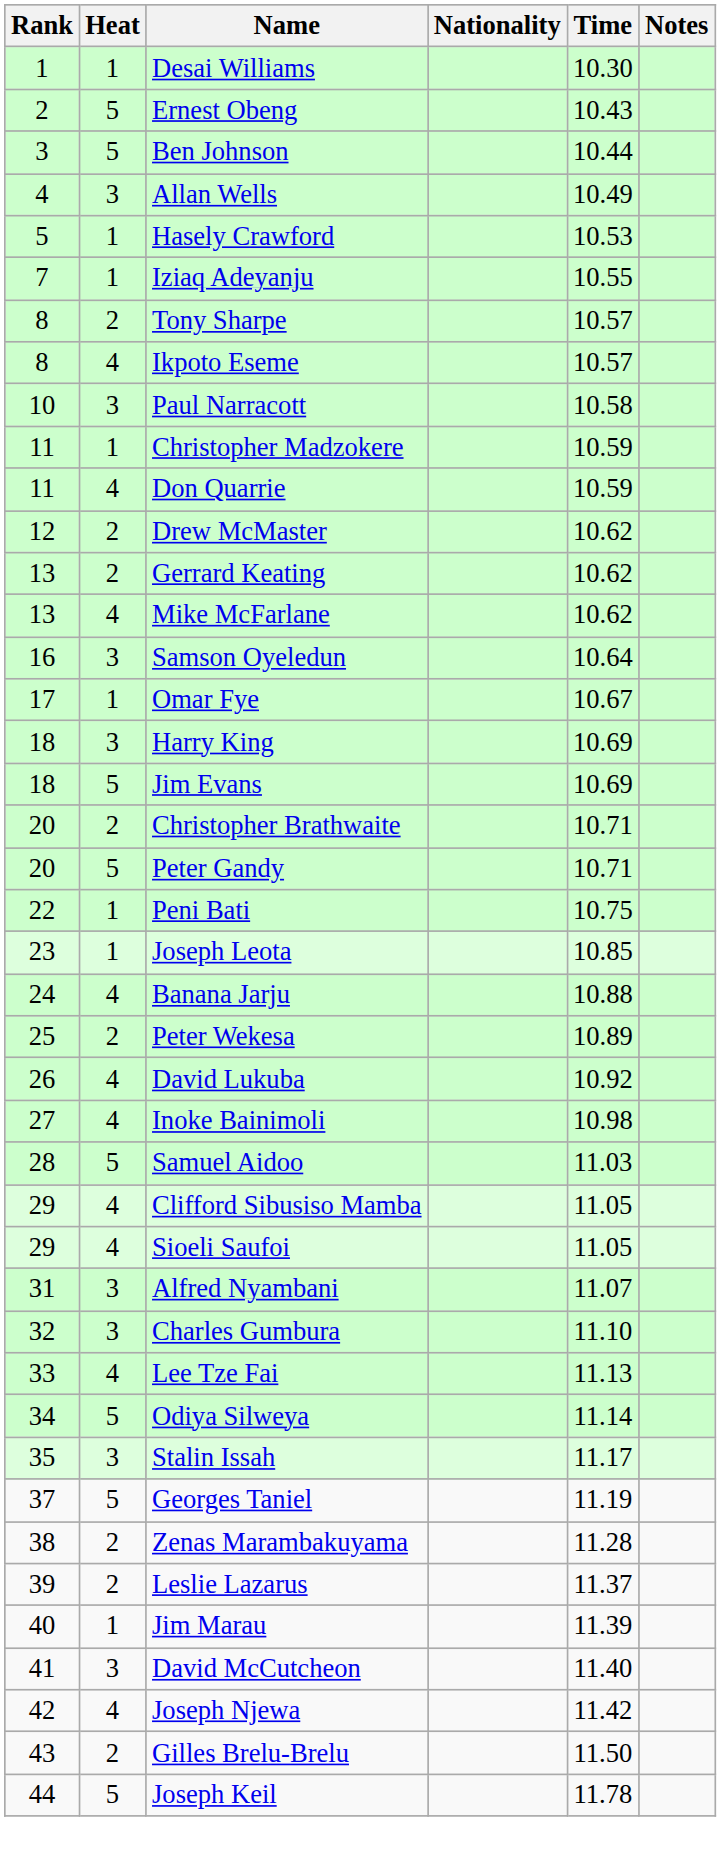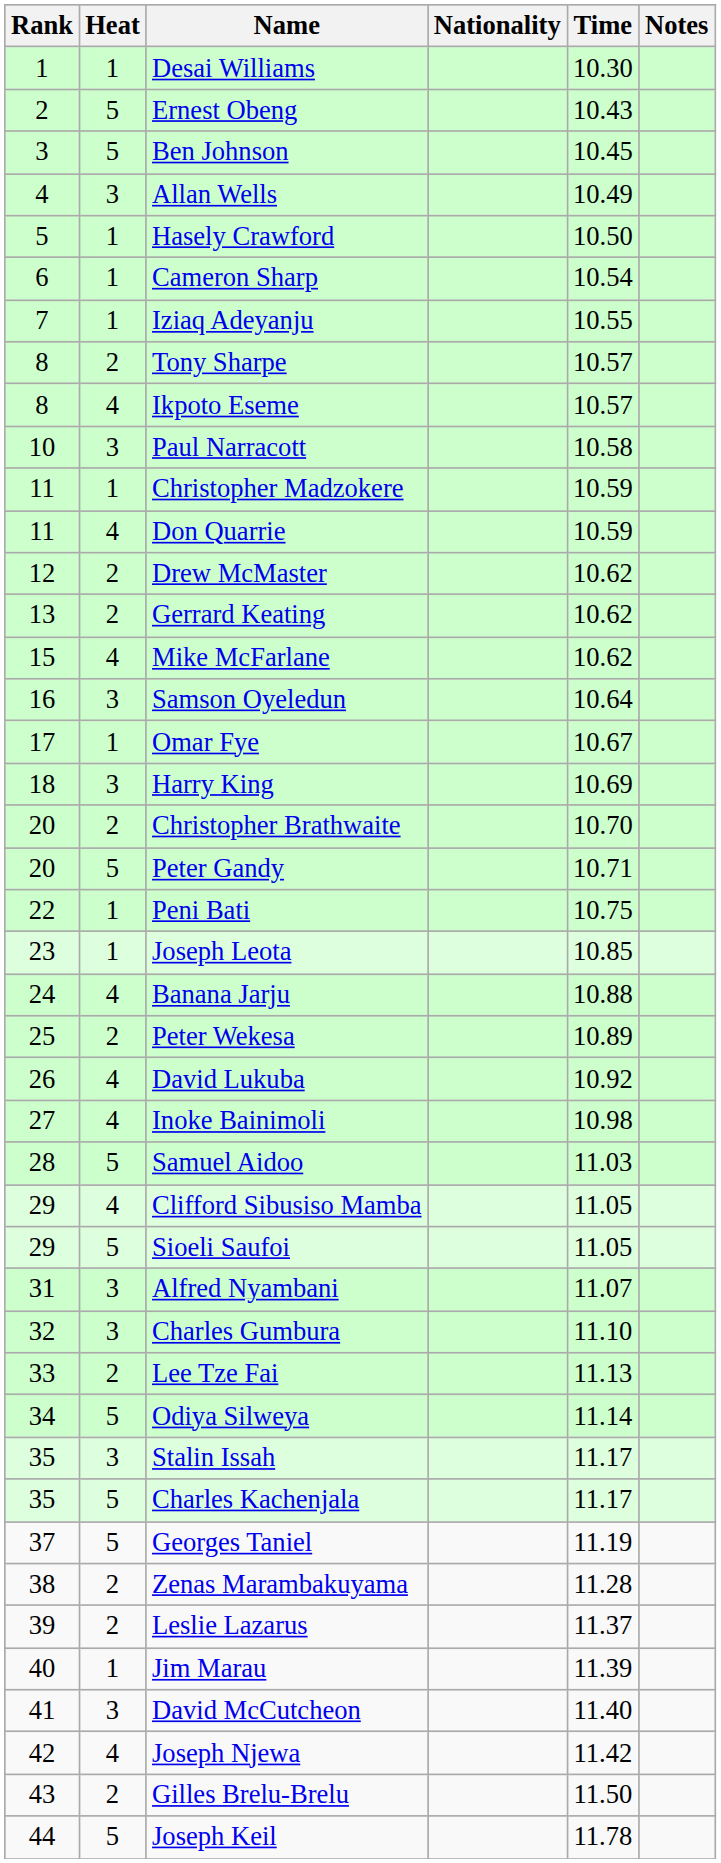(603, 151) 10.44 -> (603, 151) 10.45
(603, 236) 10.53 -> (603, 236) 10.50
+ row: (235, 278)
(42, 615) 13 -> (42, 657) 15
- row: (207, 783)
(603, 825) 10.71 -> (603, 825) 10.70
(112, 1247) 4 -> (112, 1247) 5
(112, 1373) 4 -> (112, 1373) 2
+ row: (256, 1499)
